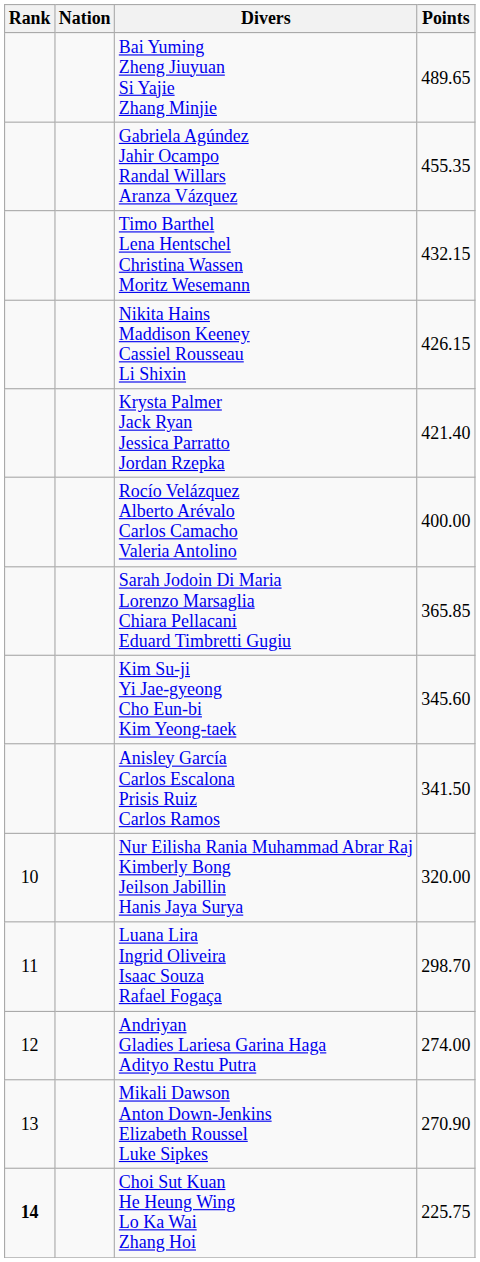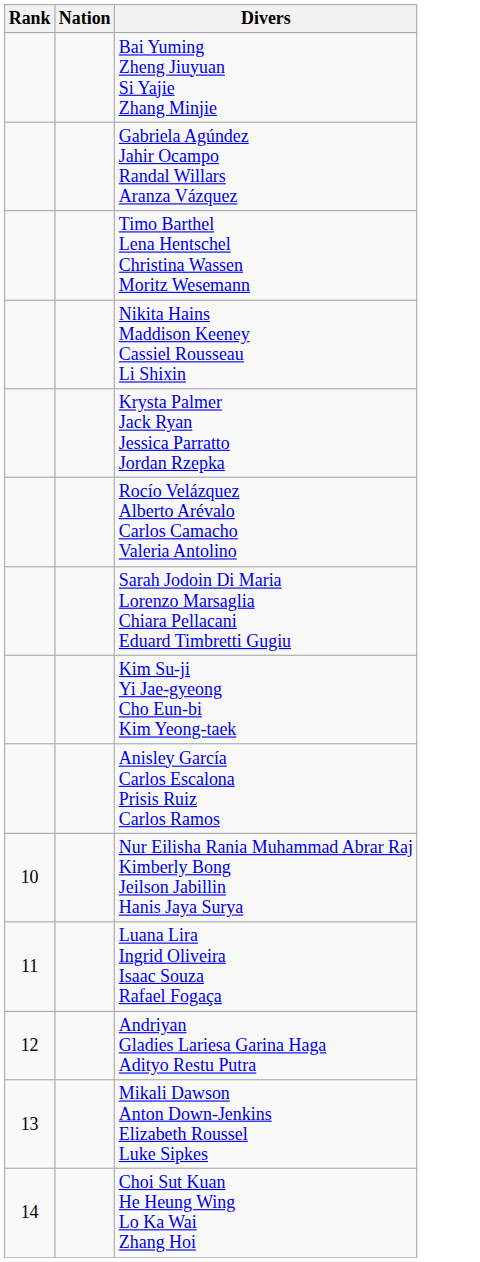- column: (446, 18)
(30, 1212) bold -> (30, 1212) normal
